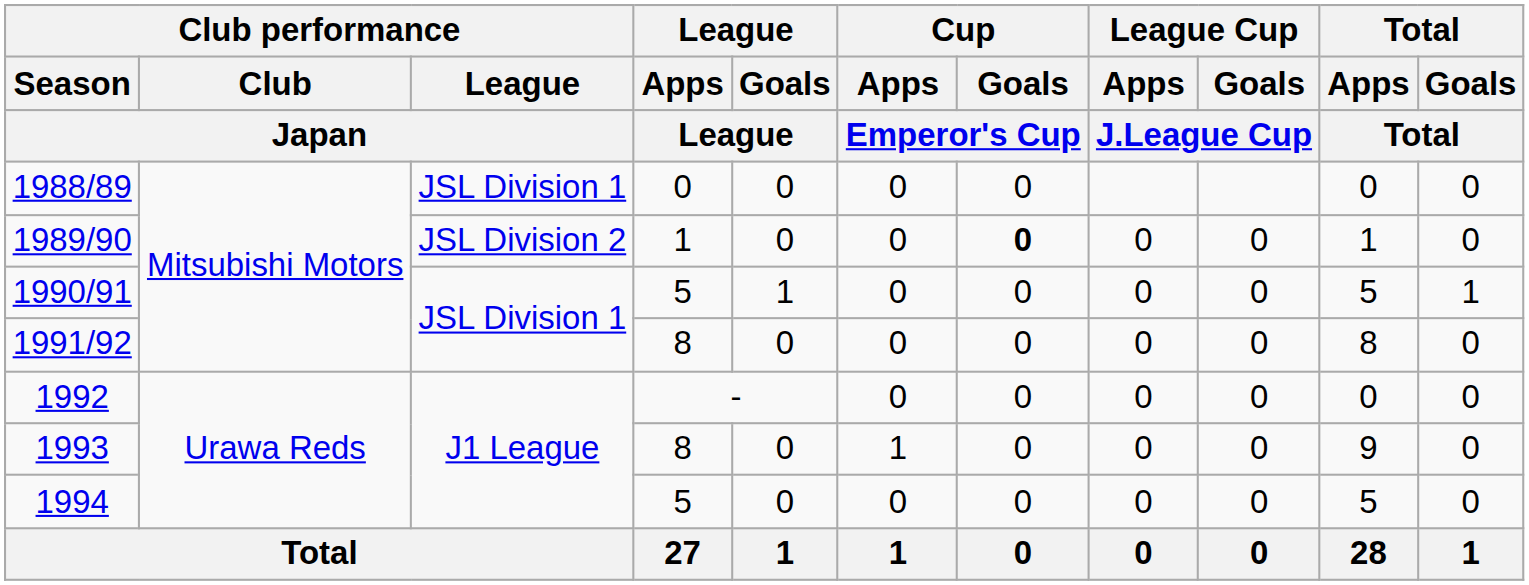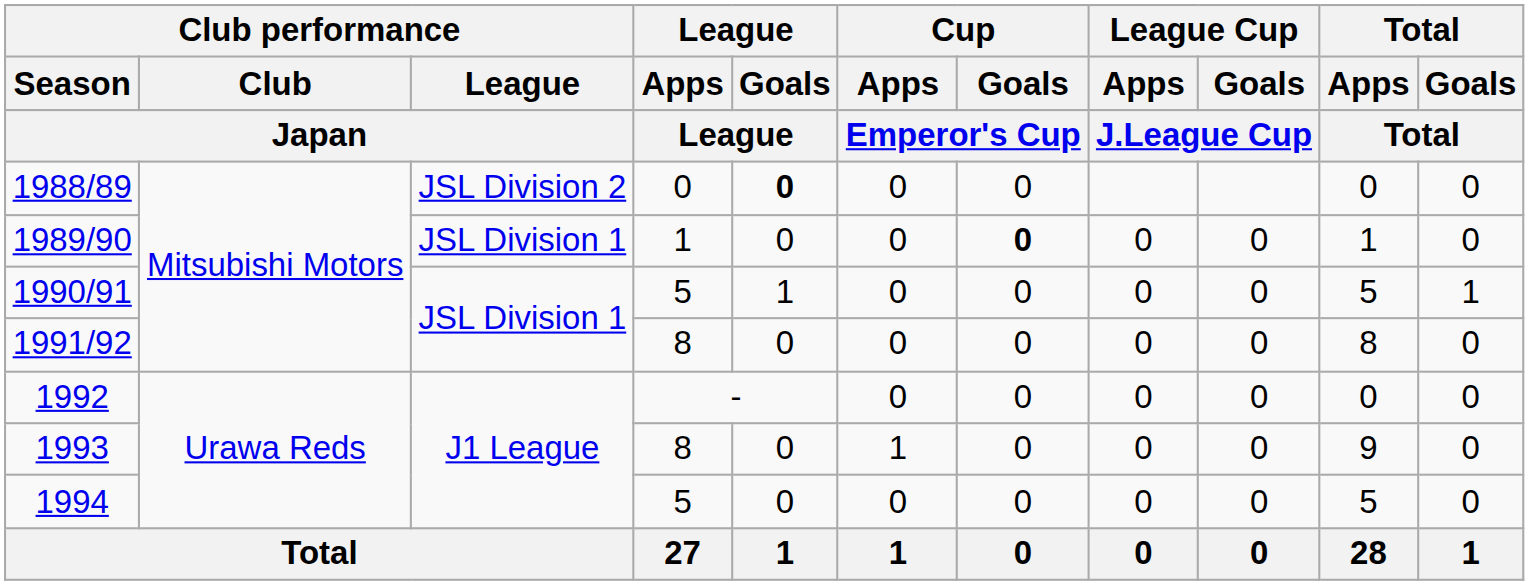(522, 187) JSL Division 1 -> (522, 187) JSL Division 2
(785, 187) normal -> (785, 187) bold
(522, 239) JSL Division 2 -> (522, 239) JSL Division 1
